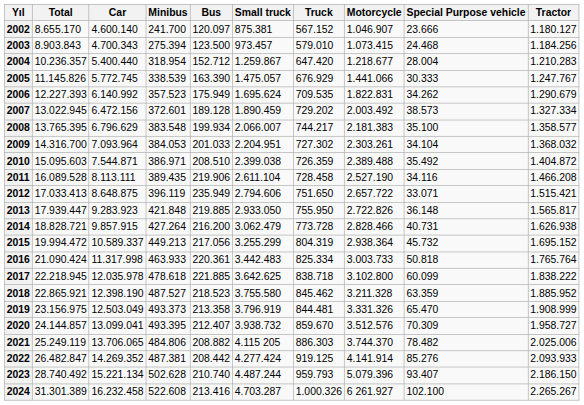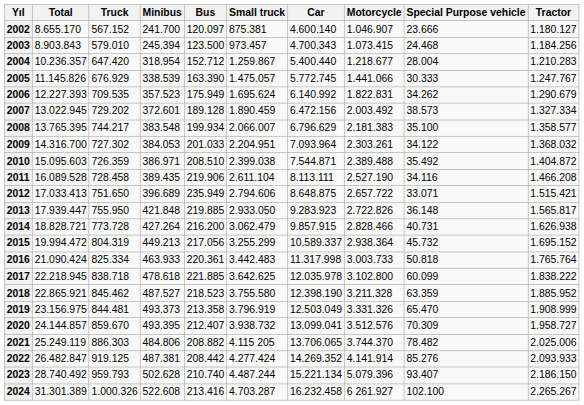columns swapped: (118, 12) <-> (319, 12)
(167, 45) 275.394 -> (161, 45) 245.394
(422, 144) 34.104 -> (422, 144) 34.122
(167, 194) 396.119 -> (161, 194) 396.689
